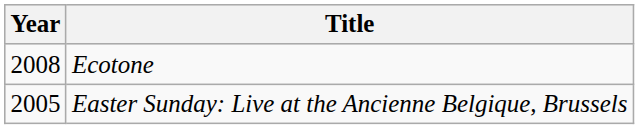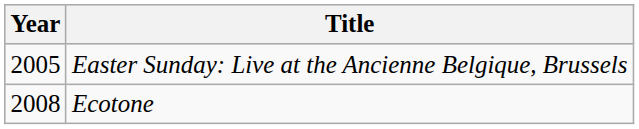rows swapped: (350, 103) <-> (113, 63)
